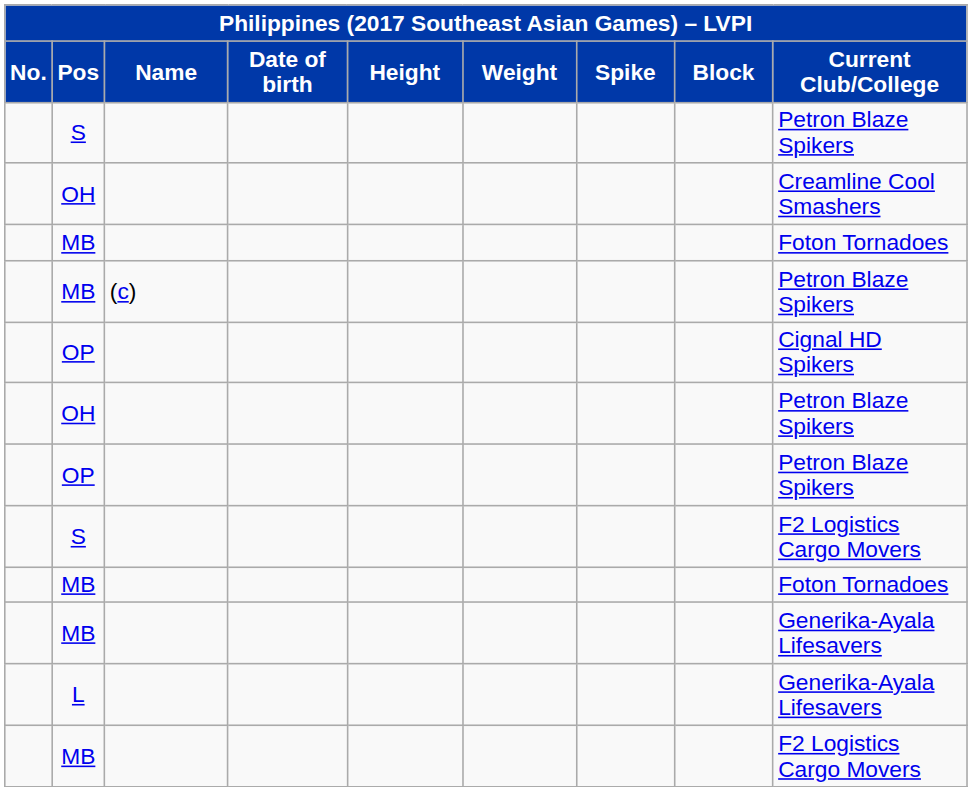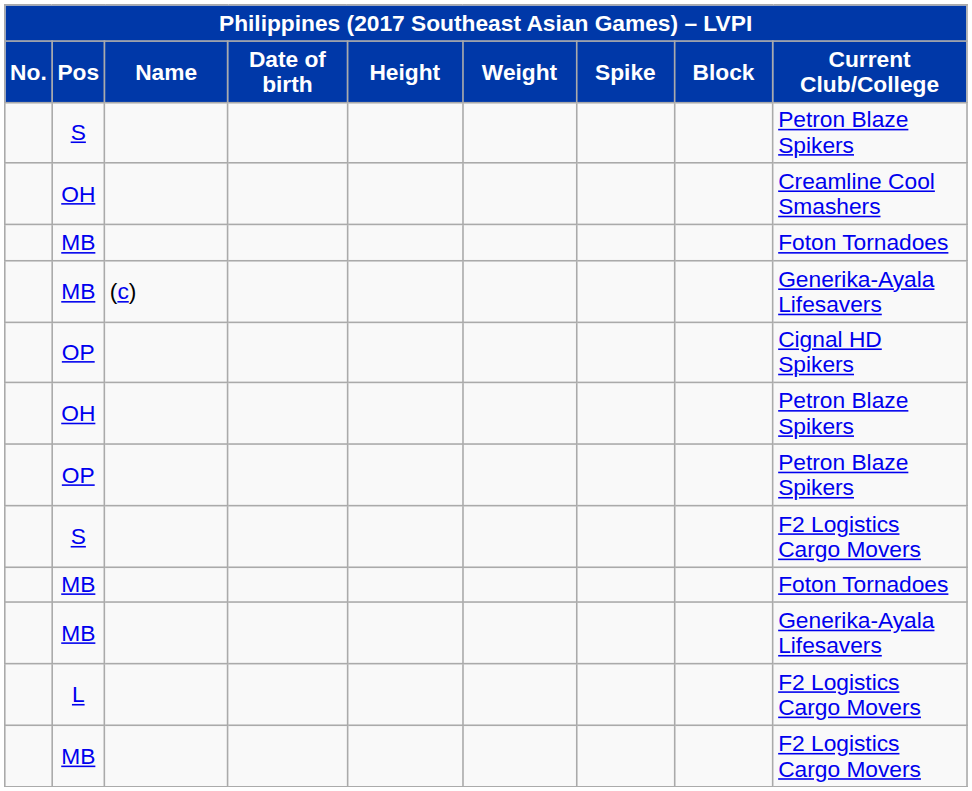(843, 291) Petron Blaze Spikers -> (856, 291) Generika-Ayala Lifesavers
(856, 695) Generika-Ayala Lifesavers -> (850, 695) F2 Logistics Cargo Movers
